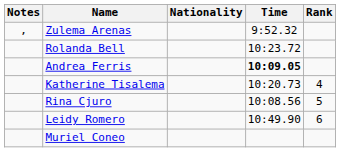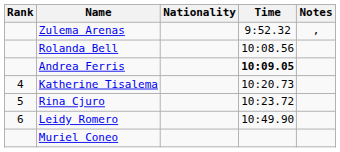columns swapped: (319, 14) <-> (24, 14)
(274, 49) 10:23.72 -> (268, 49) 10:08.56
(274, 102) 10:08.56 -> (268, 102) 10:23.72
